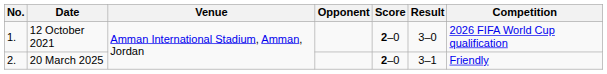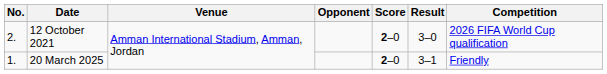(11, 36) 1. -> (11, 36) 2.
(11, 60) 2. -> (11, 60) 1.
